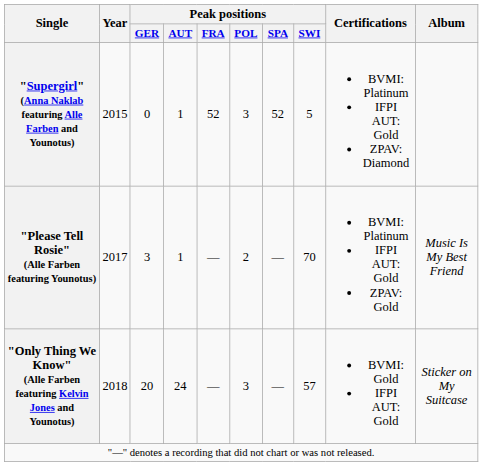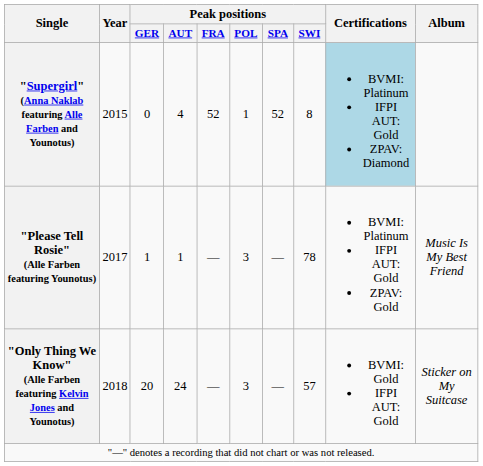(180, 114) 1 -> (180, 114) 4
(246, 114) 3 -> (246, 114) 1
(309, 114) 5 -> (309, 114) 8
(370, 121) no background -> (370, 121) lightblue background
(147, 257) 3 -> (147, 257) 1
(246, 257) 2 -> (246, 257) 3
(309, 257) 70 -> (309, 257) 78
